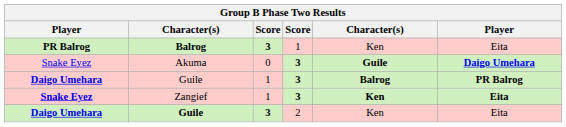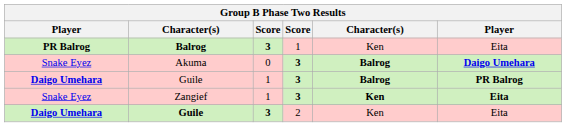(375, 63) Guile -> (375, 63) Balrog
(66, 96) bold -> (66, 96) normal
